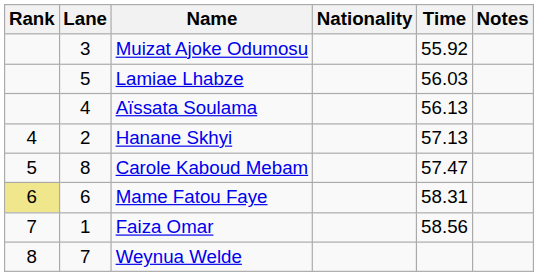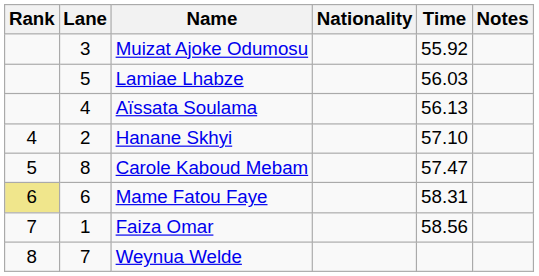(445, 138) 57.13 -> (445, 138) 57.10
